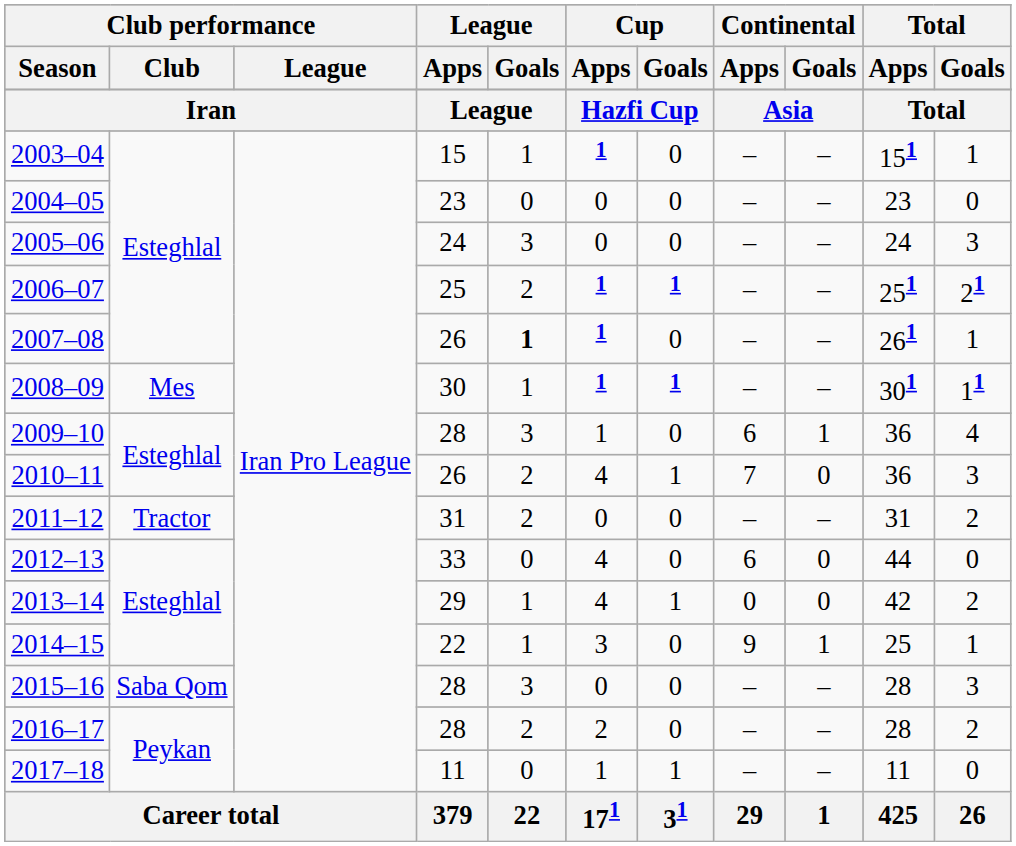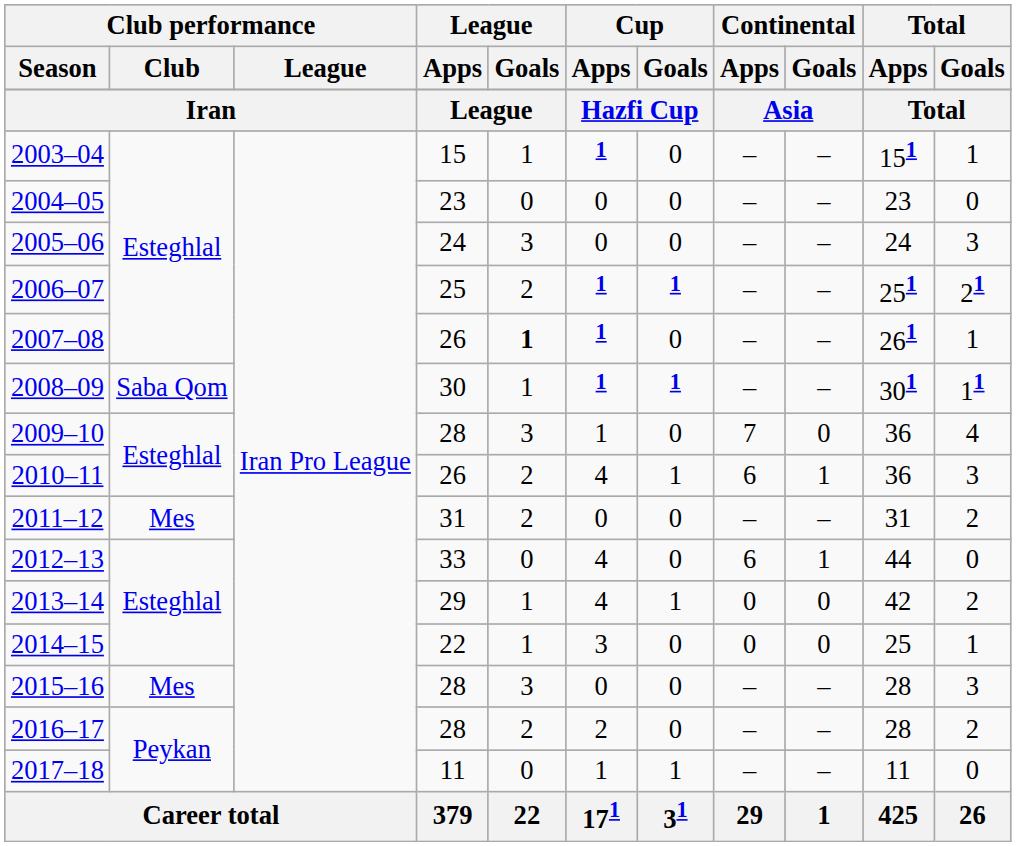(172, 387) Mes -> (172, 387) Saba Qom
(750, 433) 6 -> (750, 433) 7
(824, 433) 1 -> (824, 433) 0
(750, 475) 7 -> (750, 475) 6
(824, 475) 0 -> (824, 475) 1
(172, 517) Tractor -> (172, 517) Mes
(824, 559) 0 -> (824, 559) 1
(750, 644) 9 -> (750, 644) 0
(824, 644) 1 -> (824, 644) 0
(172, 686) Saba Qom -> (172, 686) Mes
